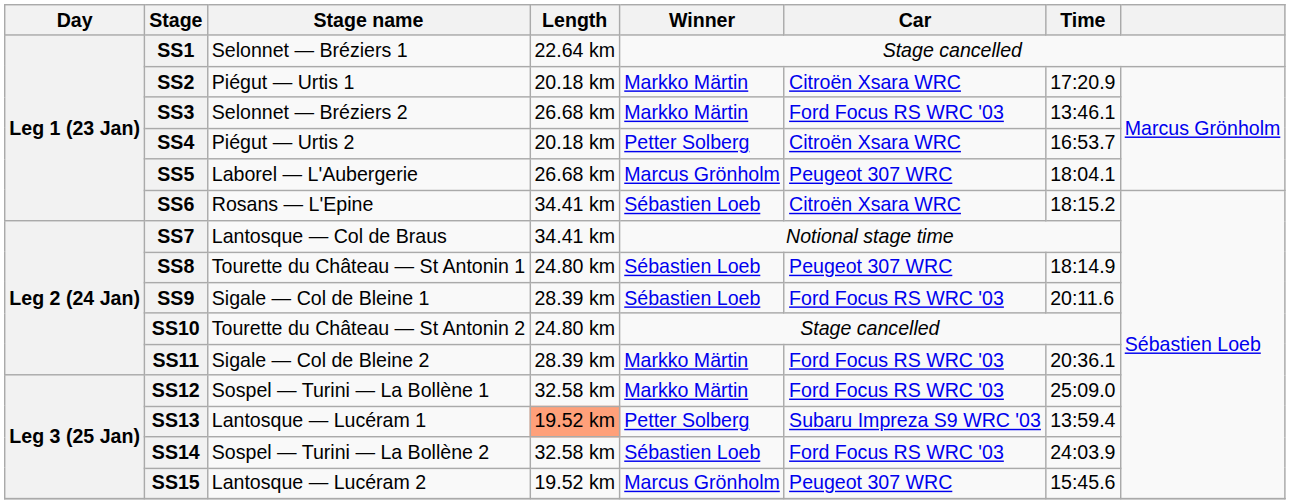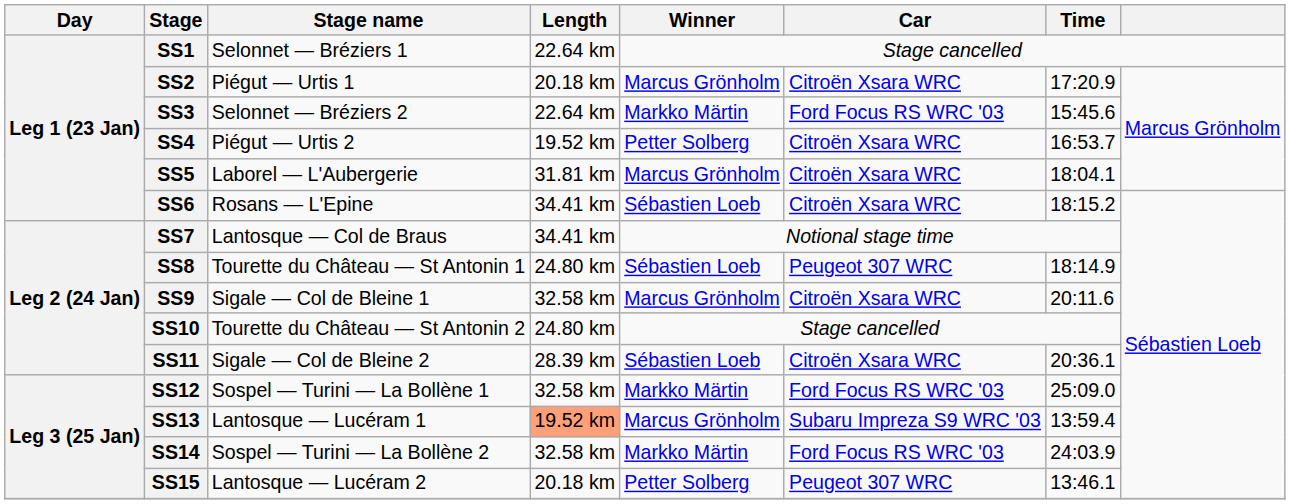(686, 81) Markko Märtin -> (702, 81) Marcus Grönholm
(575, 112) 26.68 km -> (575, 112) 22.64 km
(1083, 112) 13:46.1 -> (1083, 112) 15:45.6
(575, 143) 20.18 km -> (575, 143) 19.52 km
(575, 174) 26.68 km -> (575, 174) 31.81 km
(871, 174) Peugeot 307 WRC -> (875, 174) Citroën Xsara WRC
(575, 298) 28.39 km -> (575, 298) 32.58 km
(692, 298) Sébastien Loeb -> (702, 298) Marcus Grönholm
(896, 298) Ford Focus RS WRC '03 -> (875, 298) Citroën Xsara WRC
(686, 359) Markko Märtin -> (692, 359) Sébastien Loeb
(896, 359) Ford Focus RS WRC '03 -> (875, 359) Citroën Xsara WRC
(687, 421) Petter Solberg -> (702, 421) Marcus Grönholm
(692, 452) Sébastien Loeb -> (686, 452) Markko Märtin
(575, 483) 19.52 km -> (575, 483) 20.18 km
(702, 483) Marcus Grönholm -> (687, 483) Petter Solberg
(1083, 483) 15:45.6 -> (1083, 483) 13:46.1
